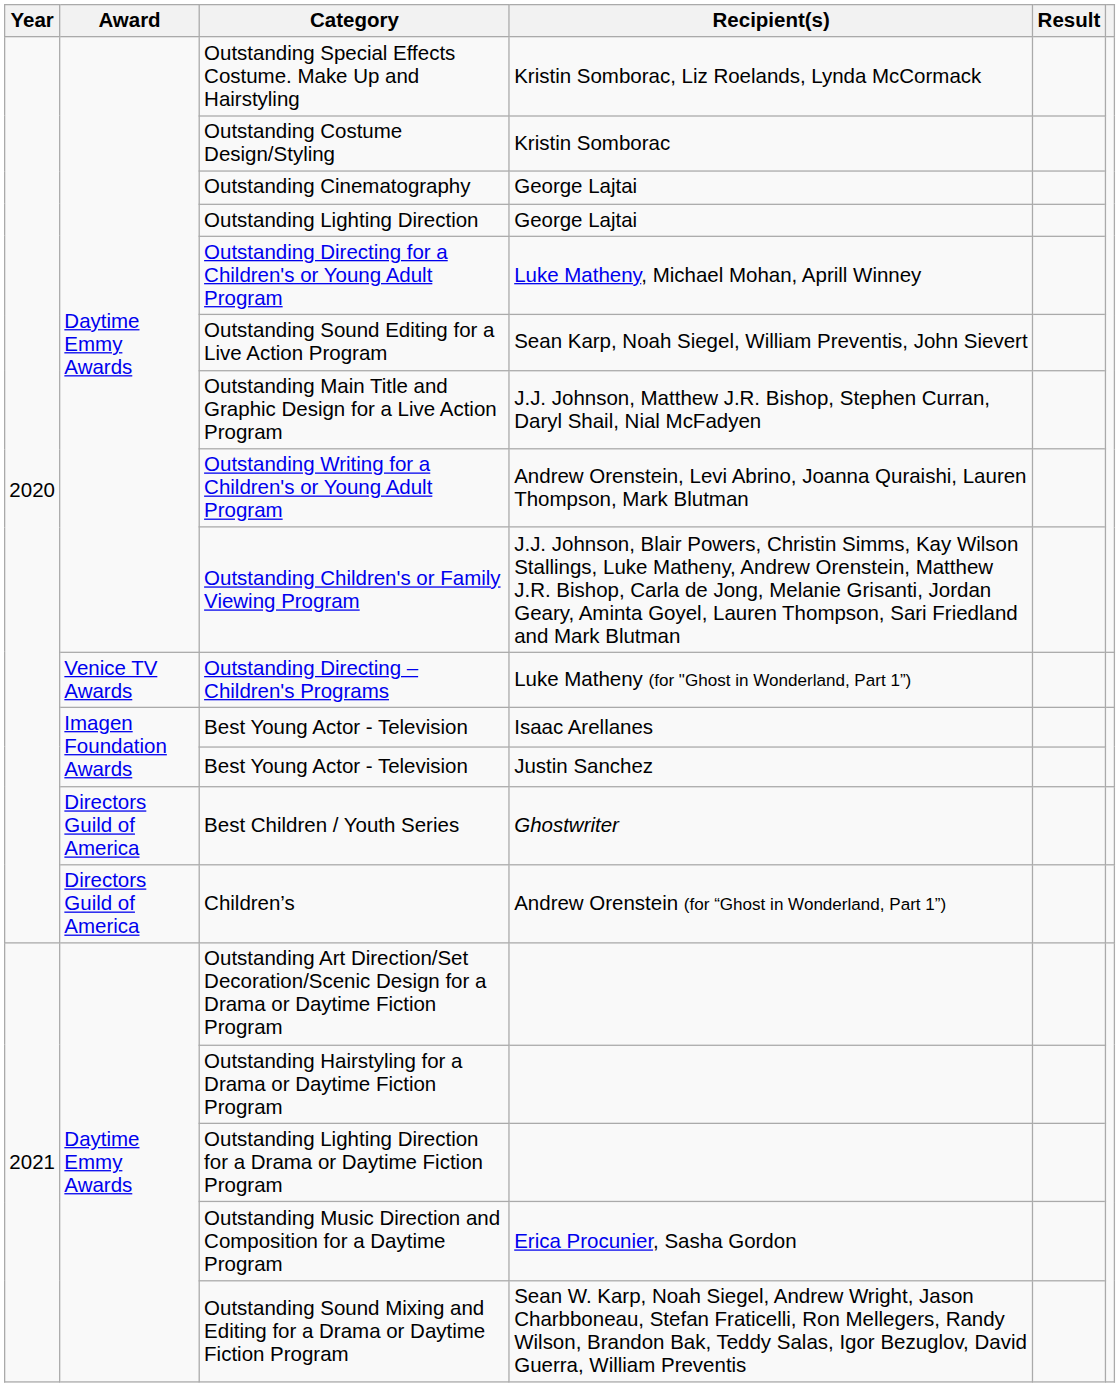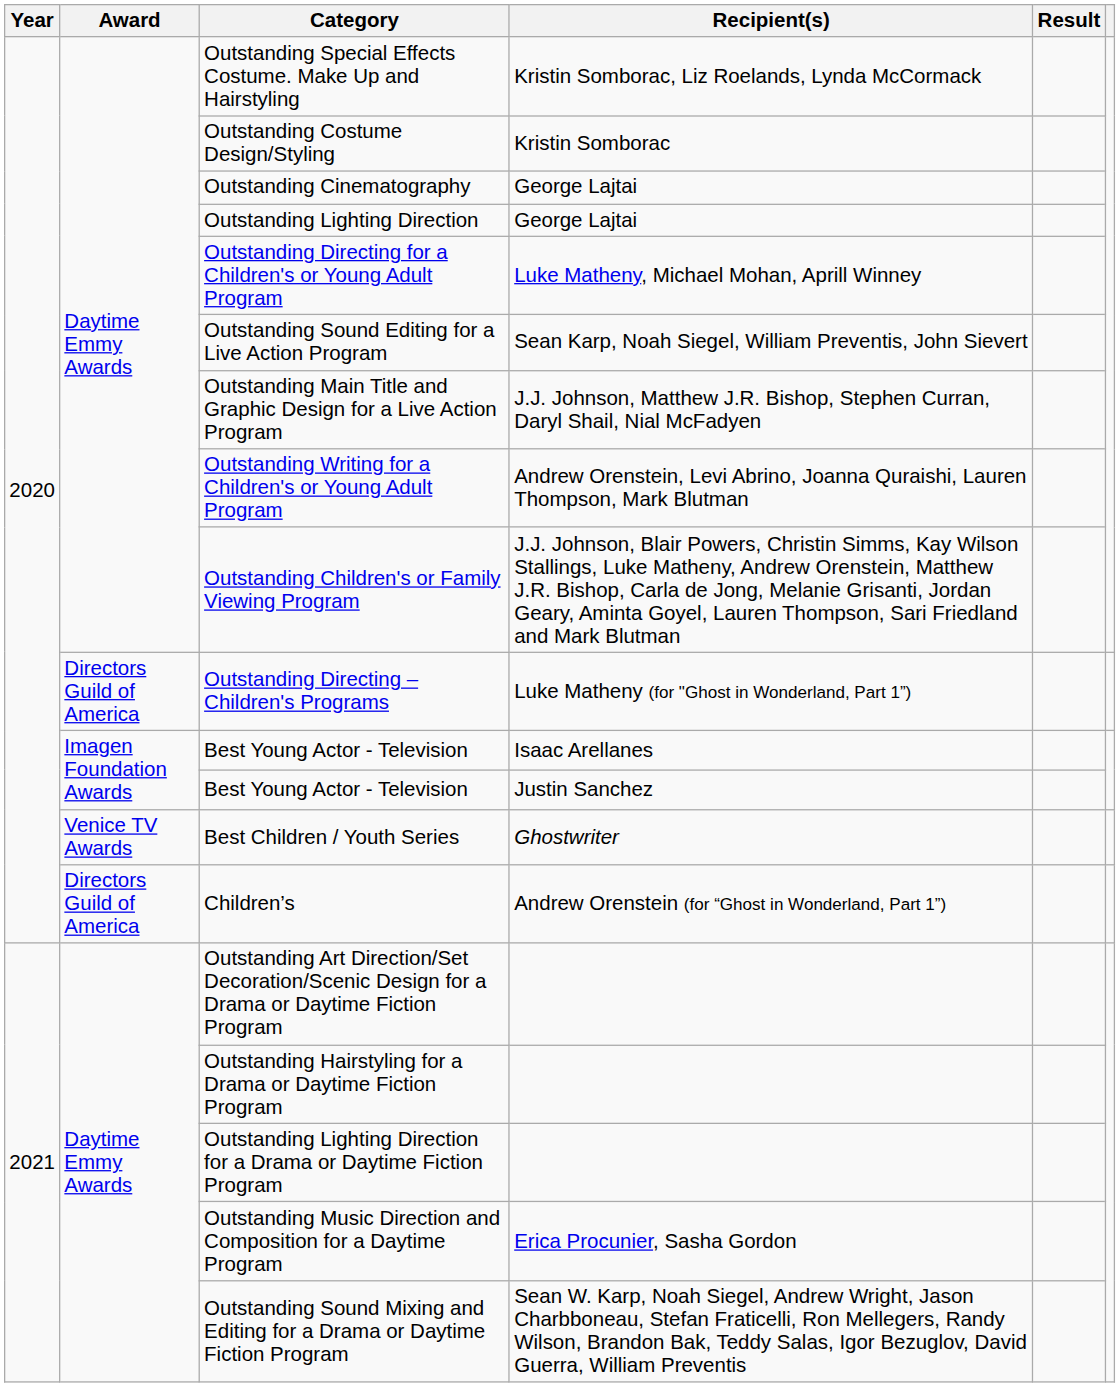(111, 679) Venice TV Awards -> (105, 691) Directors Guild of America
(105, 825) Directors Guild of America -> (111, 836) Venice TV Awards
